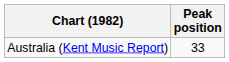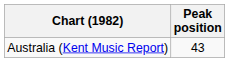(198, 47) 33 -> (198, 47) 43
